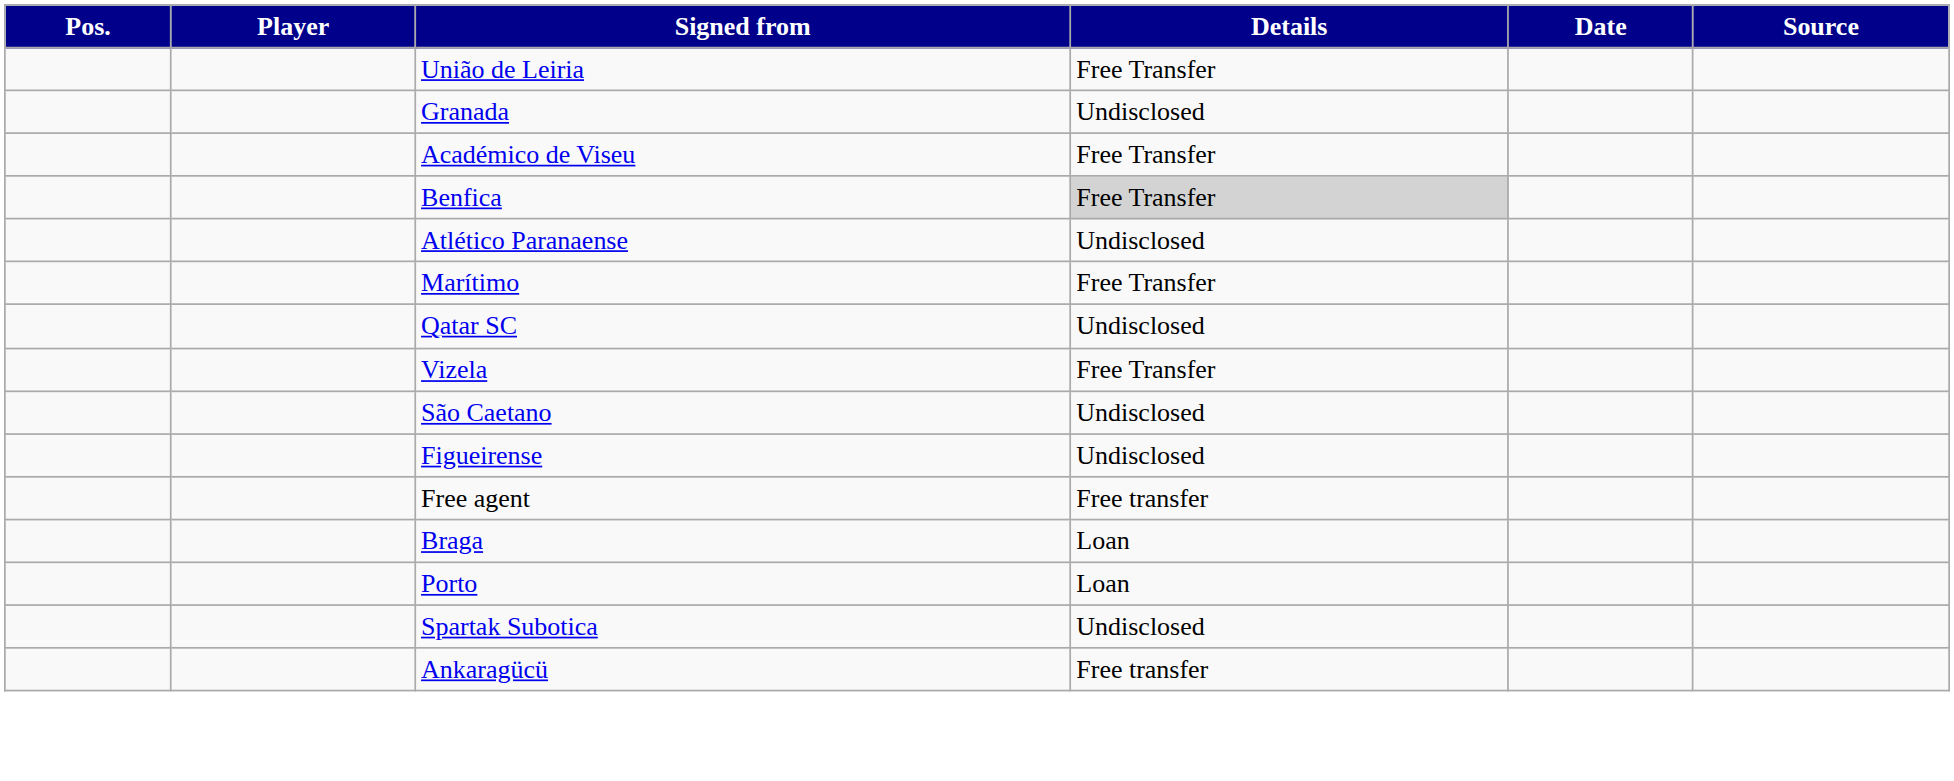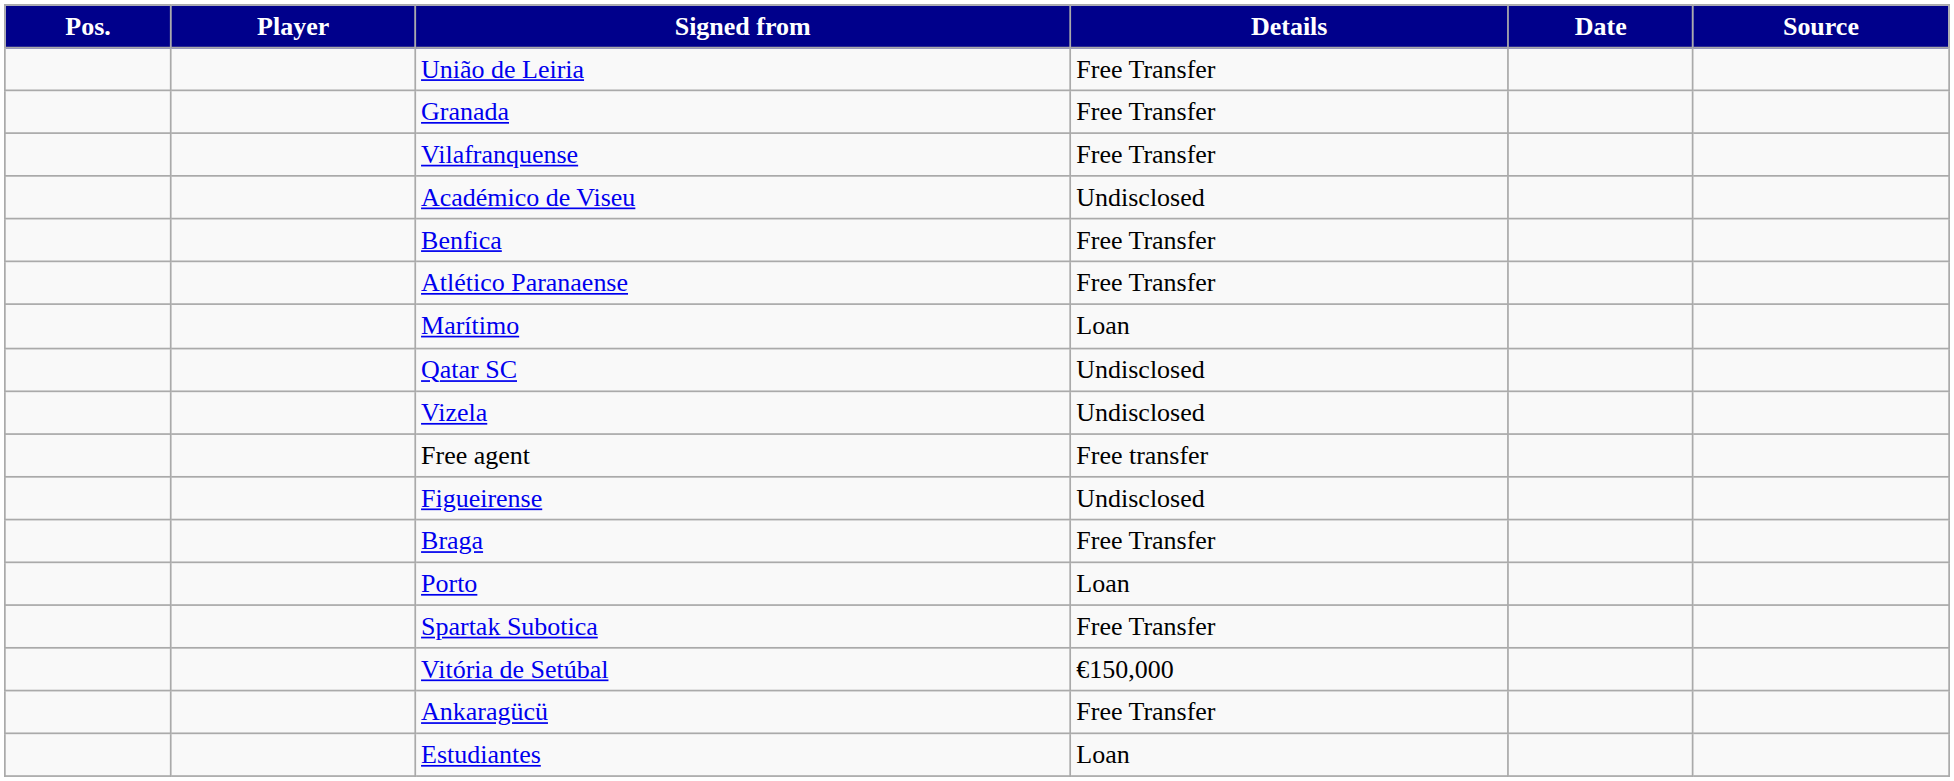(1141, 111) Undisclosed -> (1146, 111) Free Transfer
+ row: (500, 154)
(1146, 154) Free Transfer -> (1141, 197) Undisclosed
(1146, 197) lightgrey background -> (1146, 240) no background
(1141, 240) Undisclosed -> (1146, 283) Free Transfer
(1146, 283) Free Transfer -> (1103, 326) Loan
(1146, 368) Free Transfer -> (1141, 411) Undisclosed
- row: (486, 411)
rows swapped: (482, 454) <-> (475, 497)
(1103, 540) Loan -> (1146, 540) Free Transfer
(1141, 626) Undisclosed -> (1146, 626) Free Transfer
+ row: (515, 668)
(1142, 668) Free transfer -> (1146, 711) Free Transfer
+ row: (481, 754)
